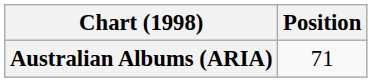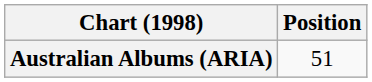(322, 58) 71 -> (322, 58) 51
